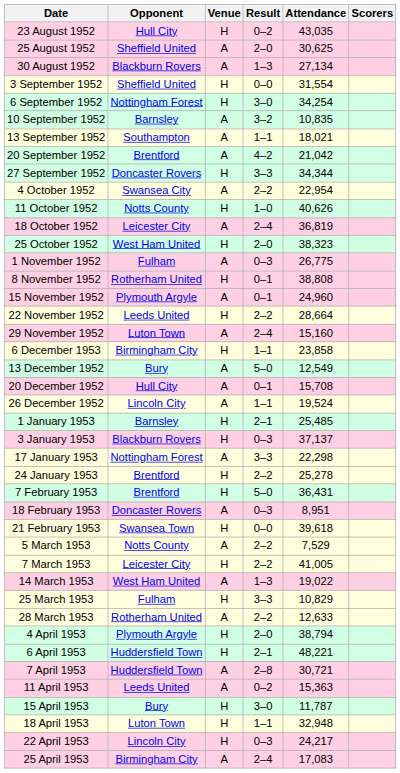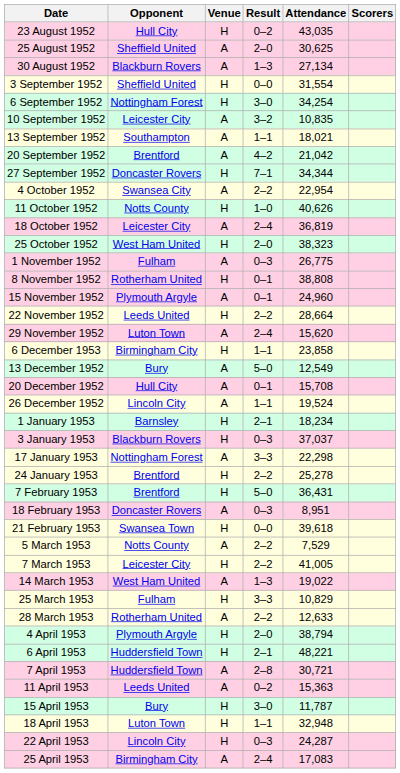(157, 119) Barnsley -> (157, 119) Leicester City
(263, 173) 3–3 -> (263, 173) 7–1
(316, 333) 15,160 -> (316, 333) 15,620
(316, 421) 25,485 -> (316, 421) 18,234
(316, 439) 37,137 -> (316, 439) 37,037
(316, 741) 24,217 -> (316, 741) 24,287
